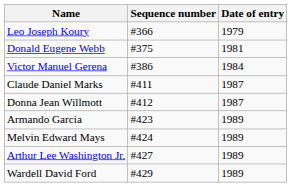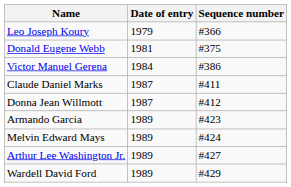columns swapped: (173, 13) <-> (253, 13)
